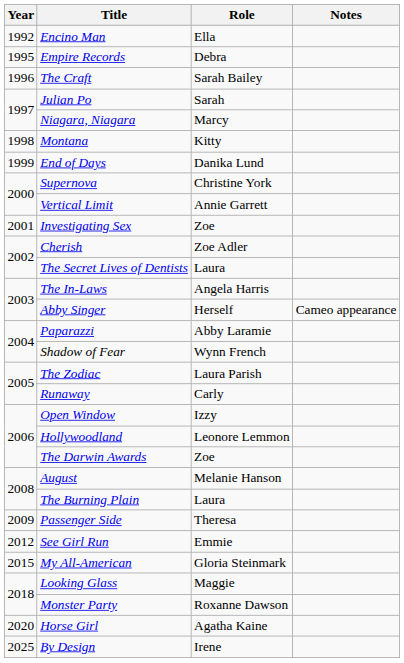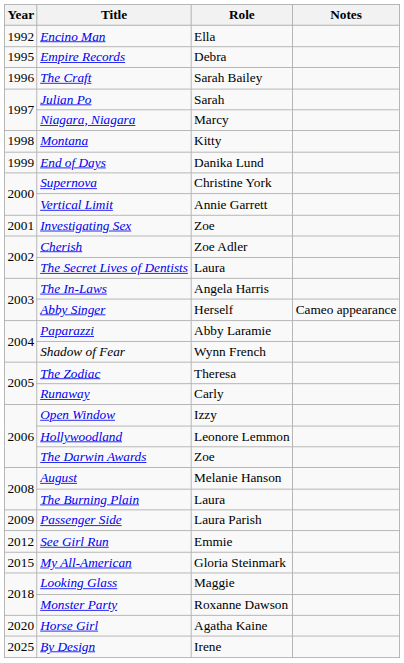(228, 373) Laura Parish -> (215, 373) Theresa
(215, 520) Theresa -> (228, 520) Laura Parish
